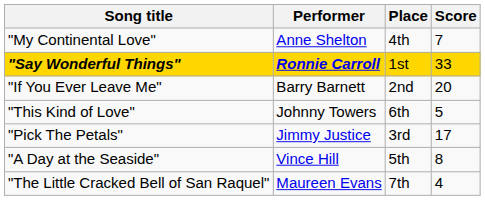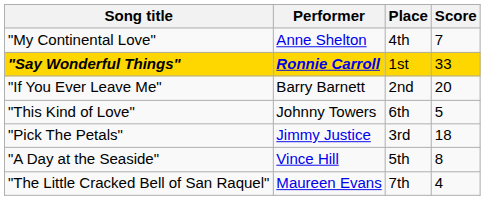(443, 135) 17 -> (443, 135) 18
